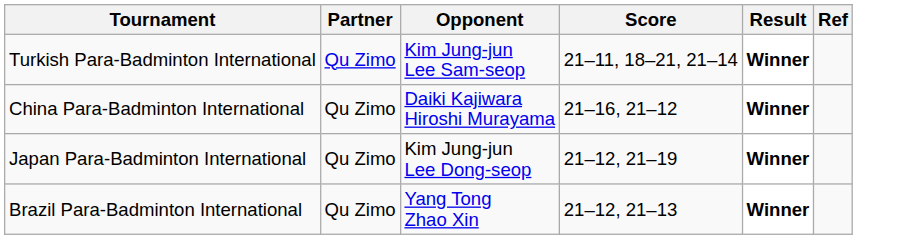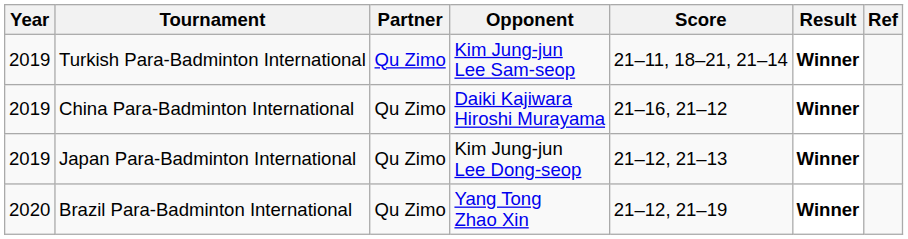+ column: (30, 20)
(621, 159) 21–12, 21–19 -> (671, 159) 21–12, 21–13
(621, 209) 21–12, 21–13 -> (671, 209) 21–12, 21–19
